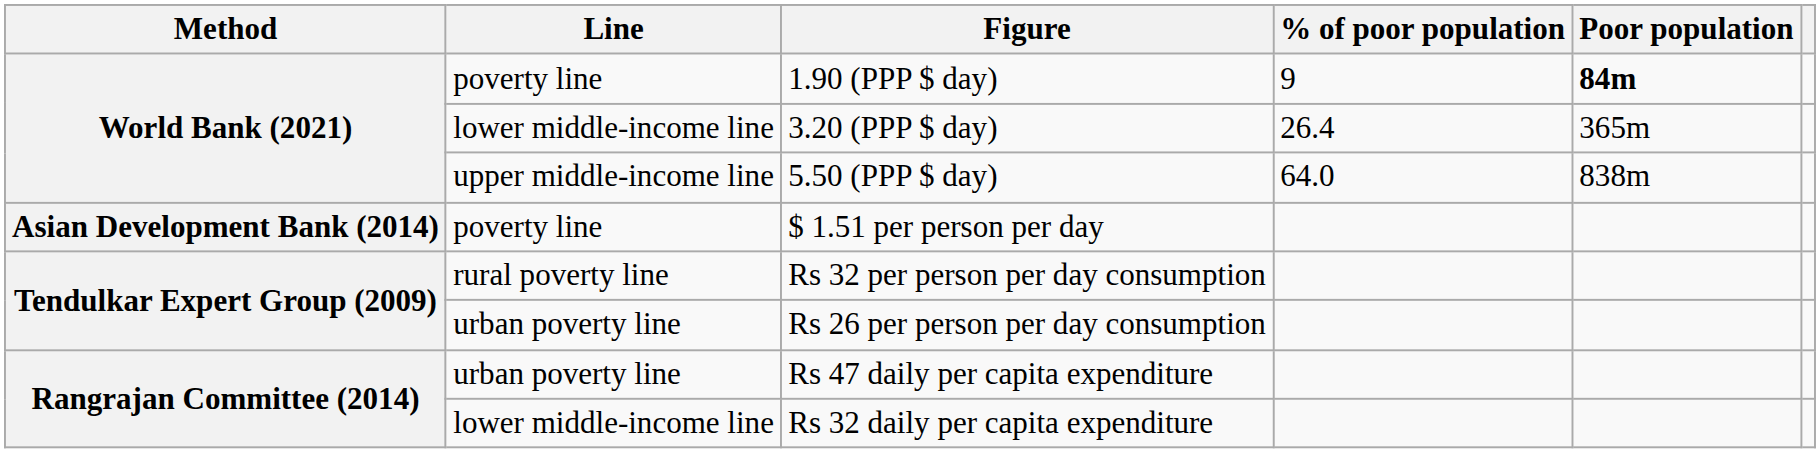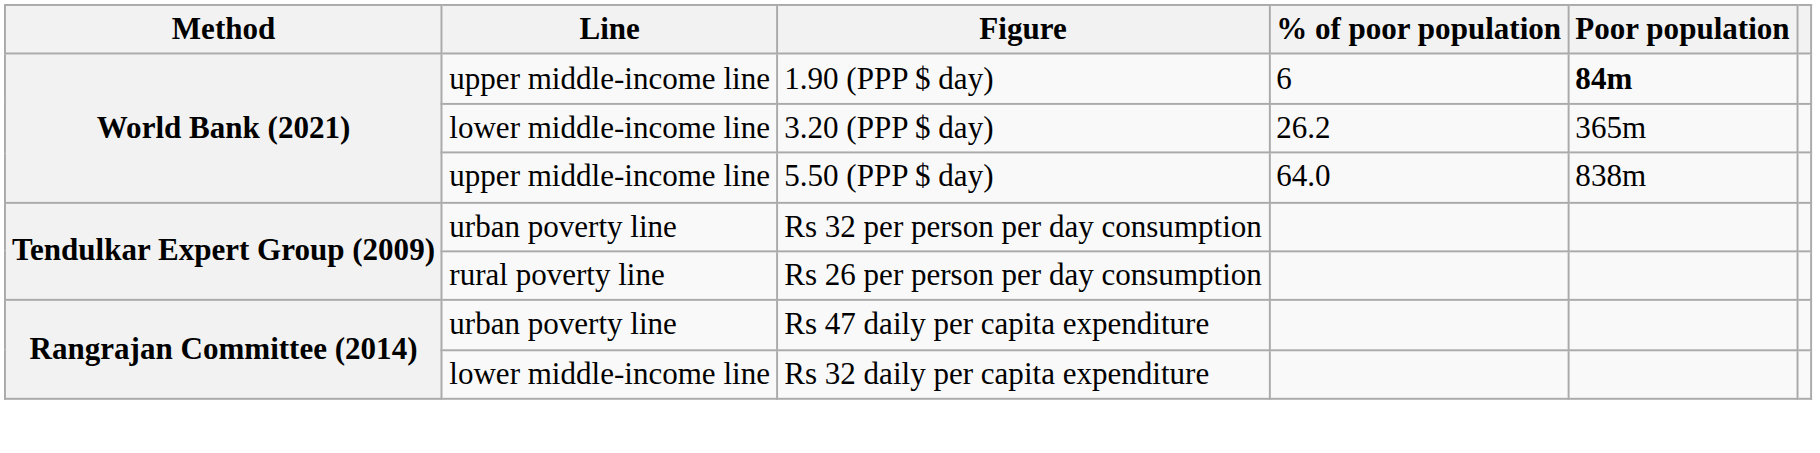(528, 78) poverty line -> (610, 78) upper middle-income line
(1288, 78) 9 -> (1284, 78) 6
(1307, 127) 26.4 -> (1303, 127) 26.2
- row: (946, 226)
(561, 275) rural poverty line -> (563, 226) urban poverty line
(567, 324) urban poverty line -> (557, 275) rural poverty line
